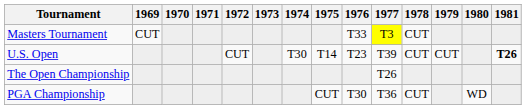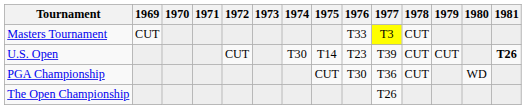rows swapped: (68, 74) <-> (56, 94)
